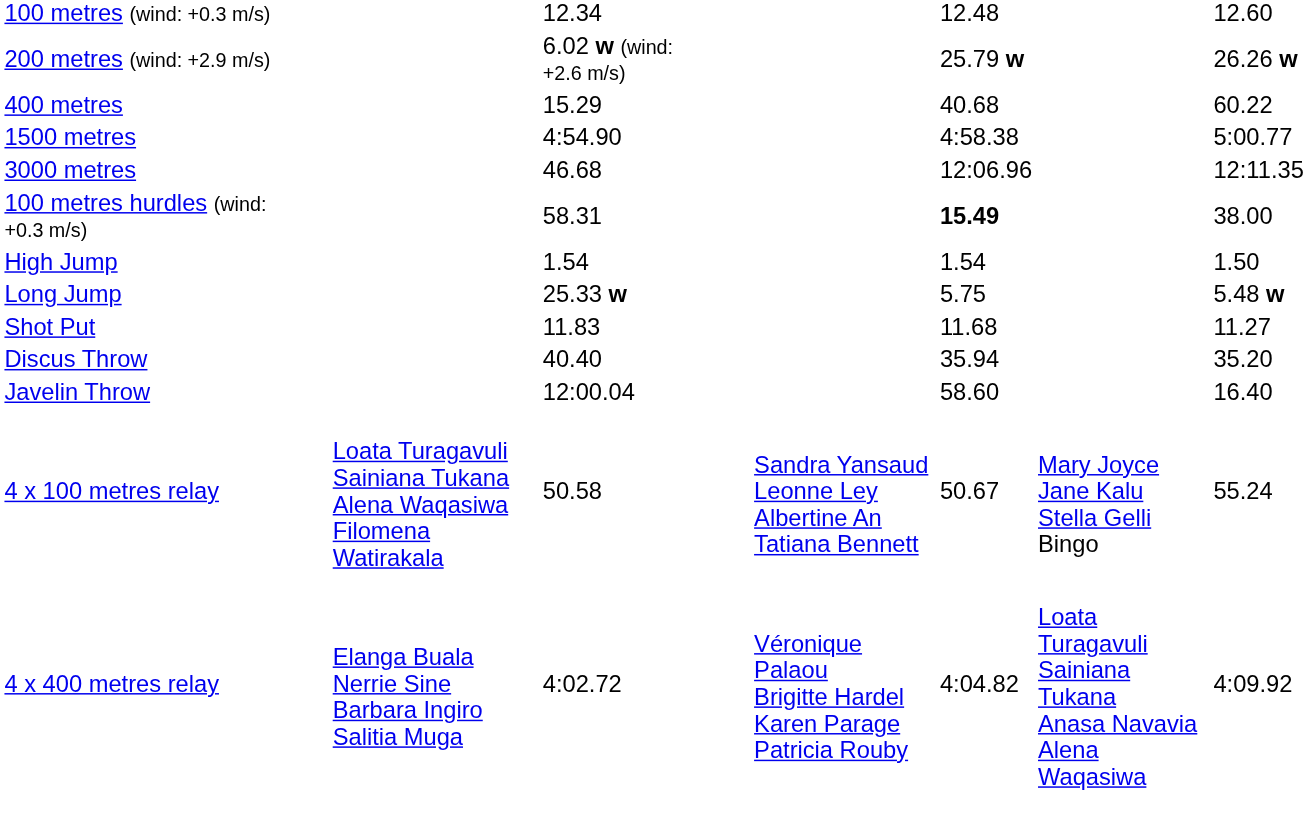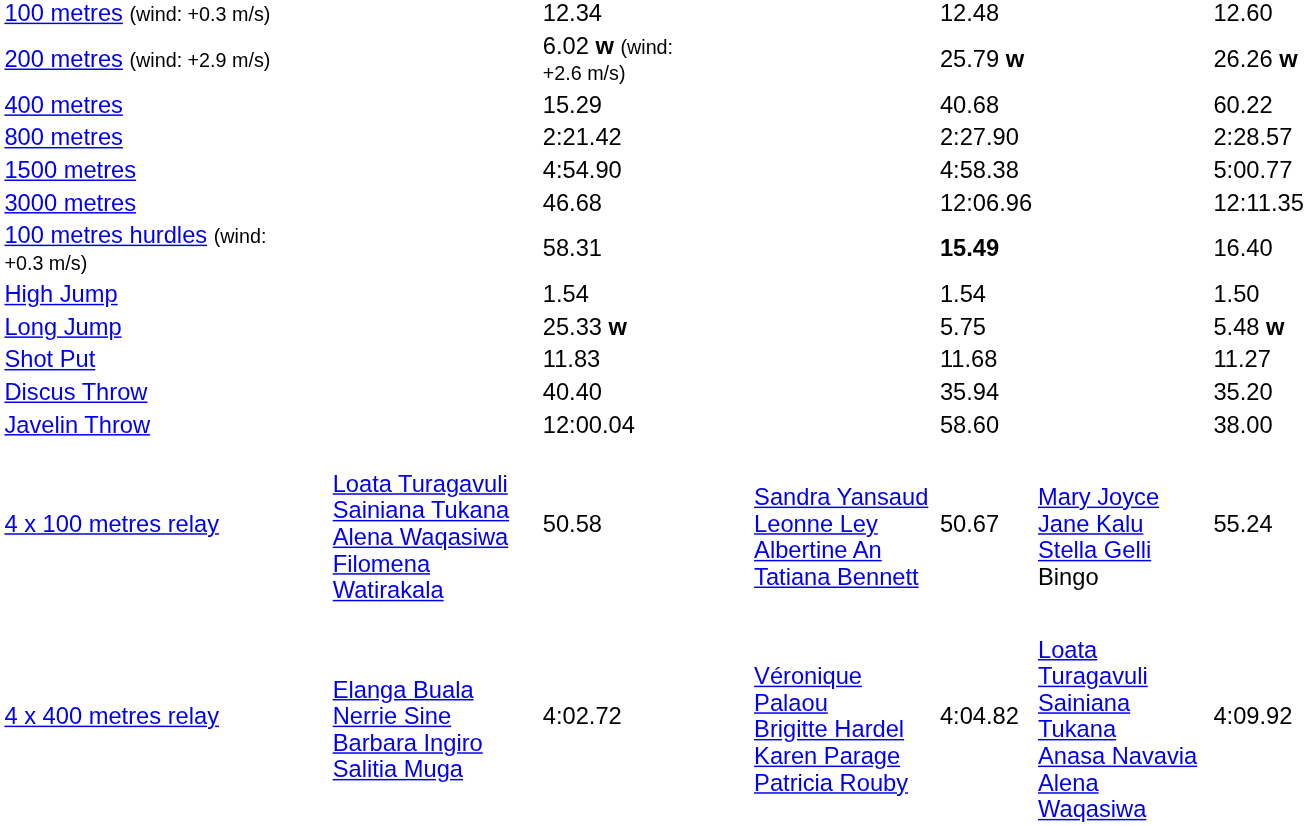+ row: (64, 137)
(1243, 216) 38.00 -> (1243, 248) 16.40
(1243, 392) 16.40 -> (1243, 424) 38.00
